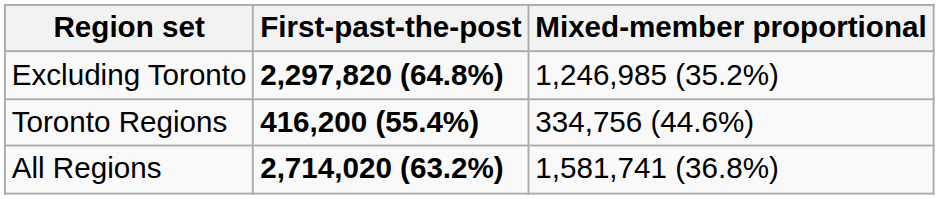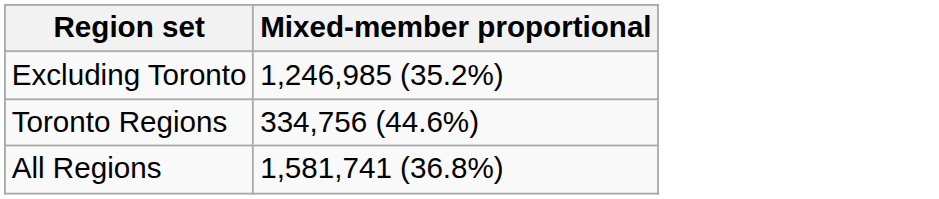- column: (391, 27)
